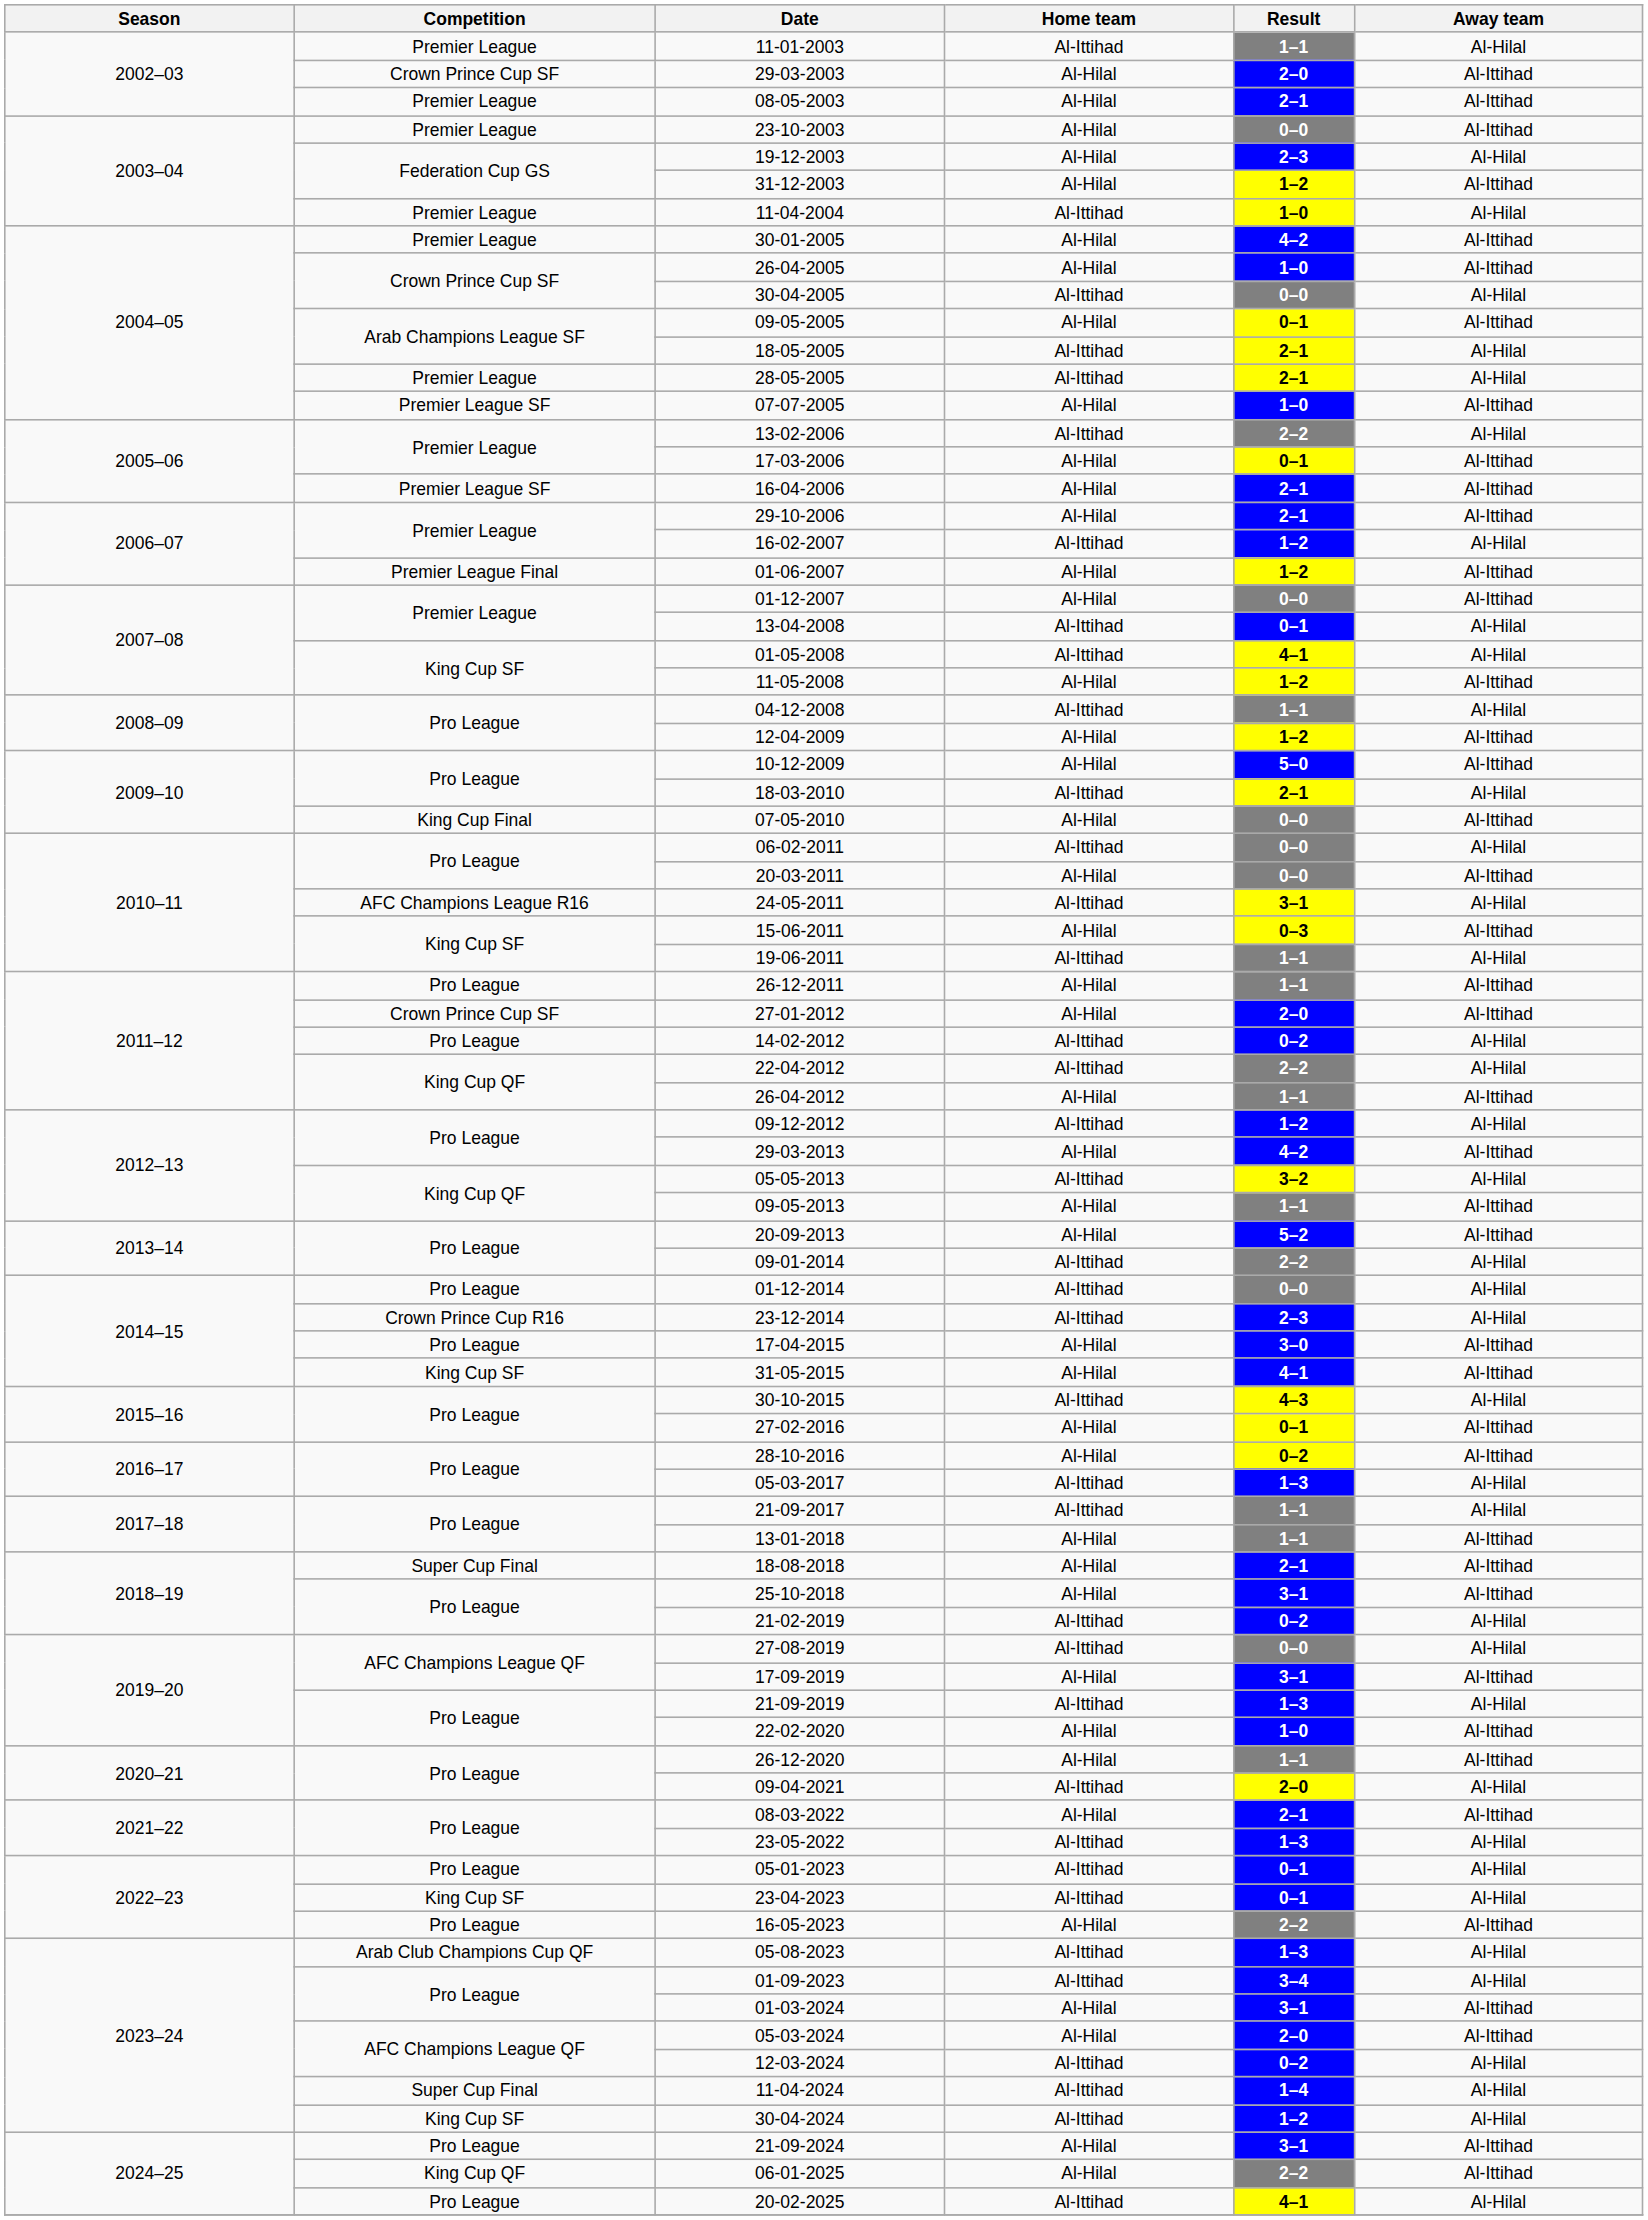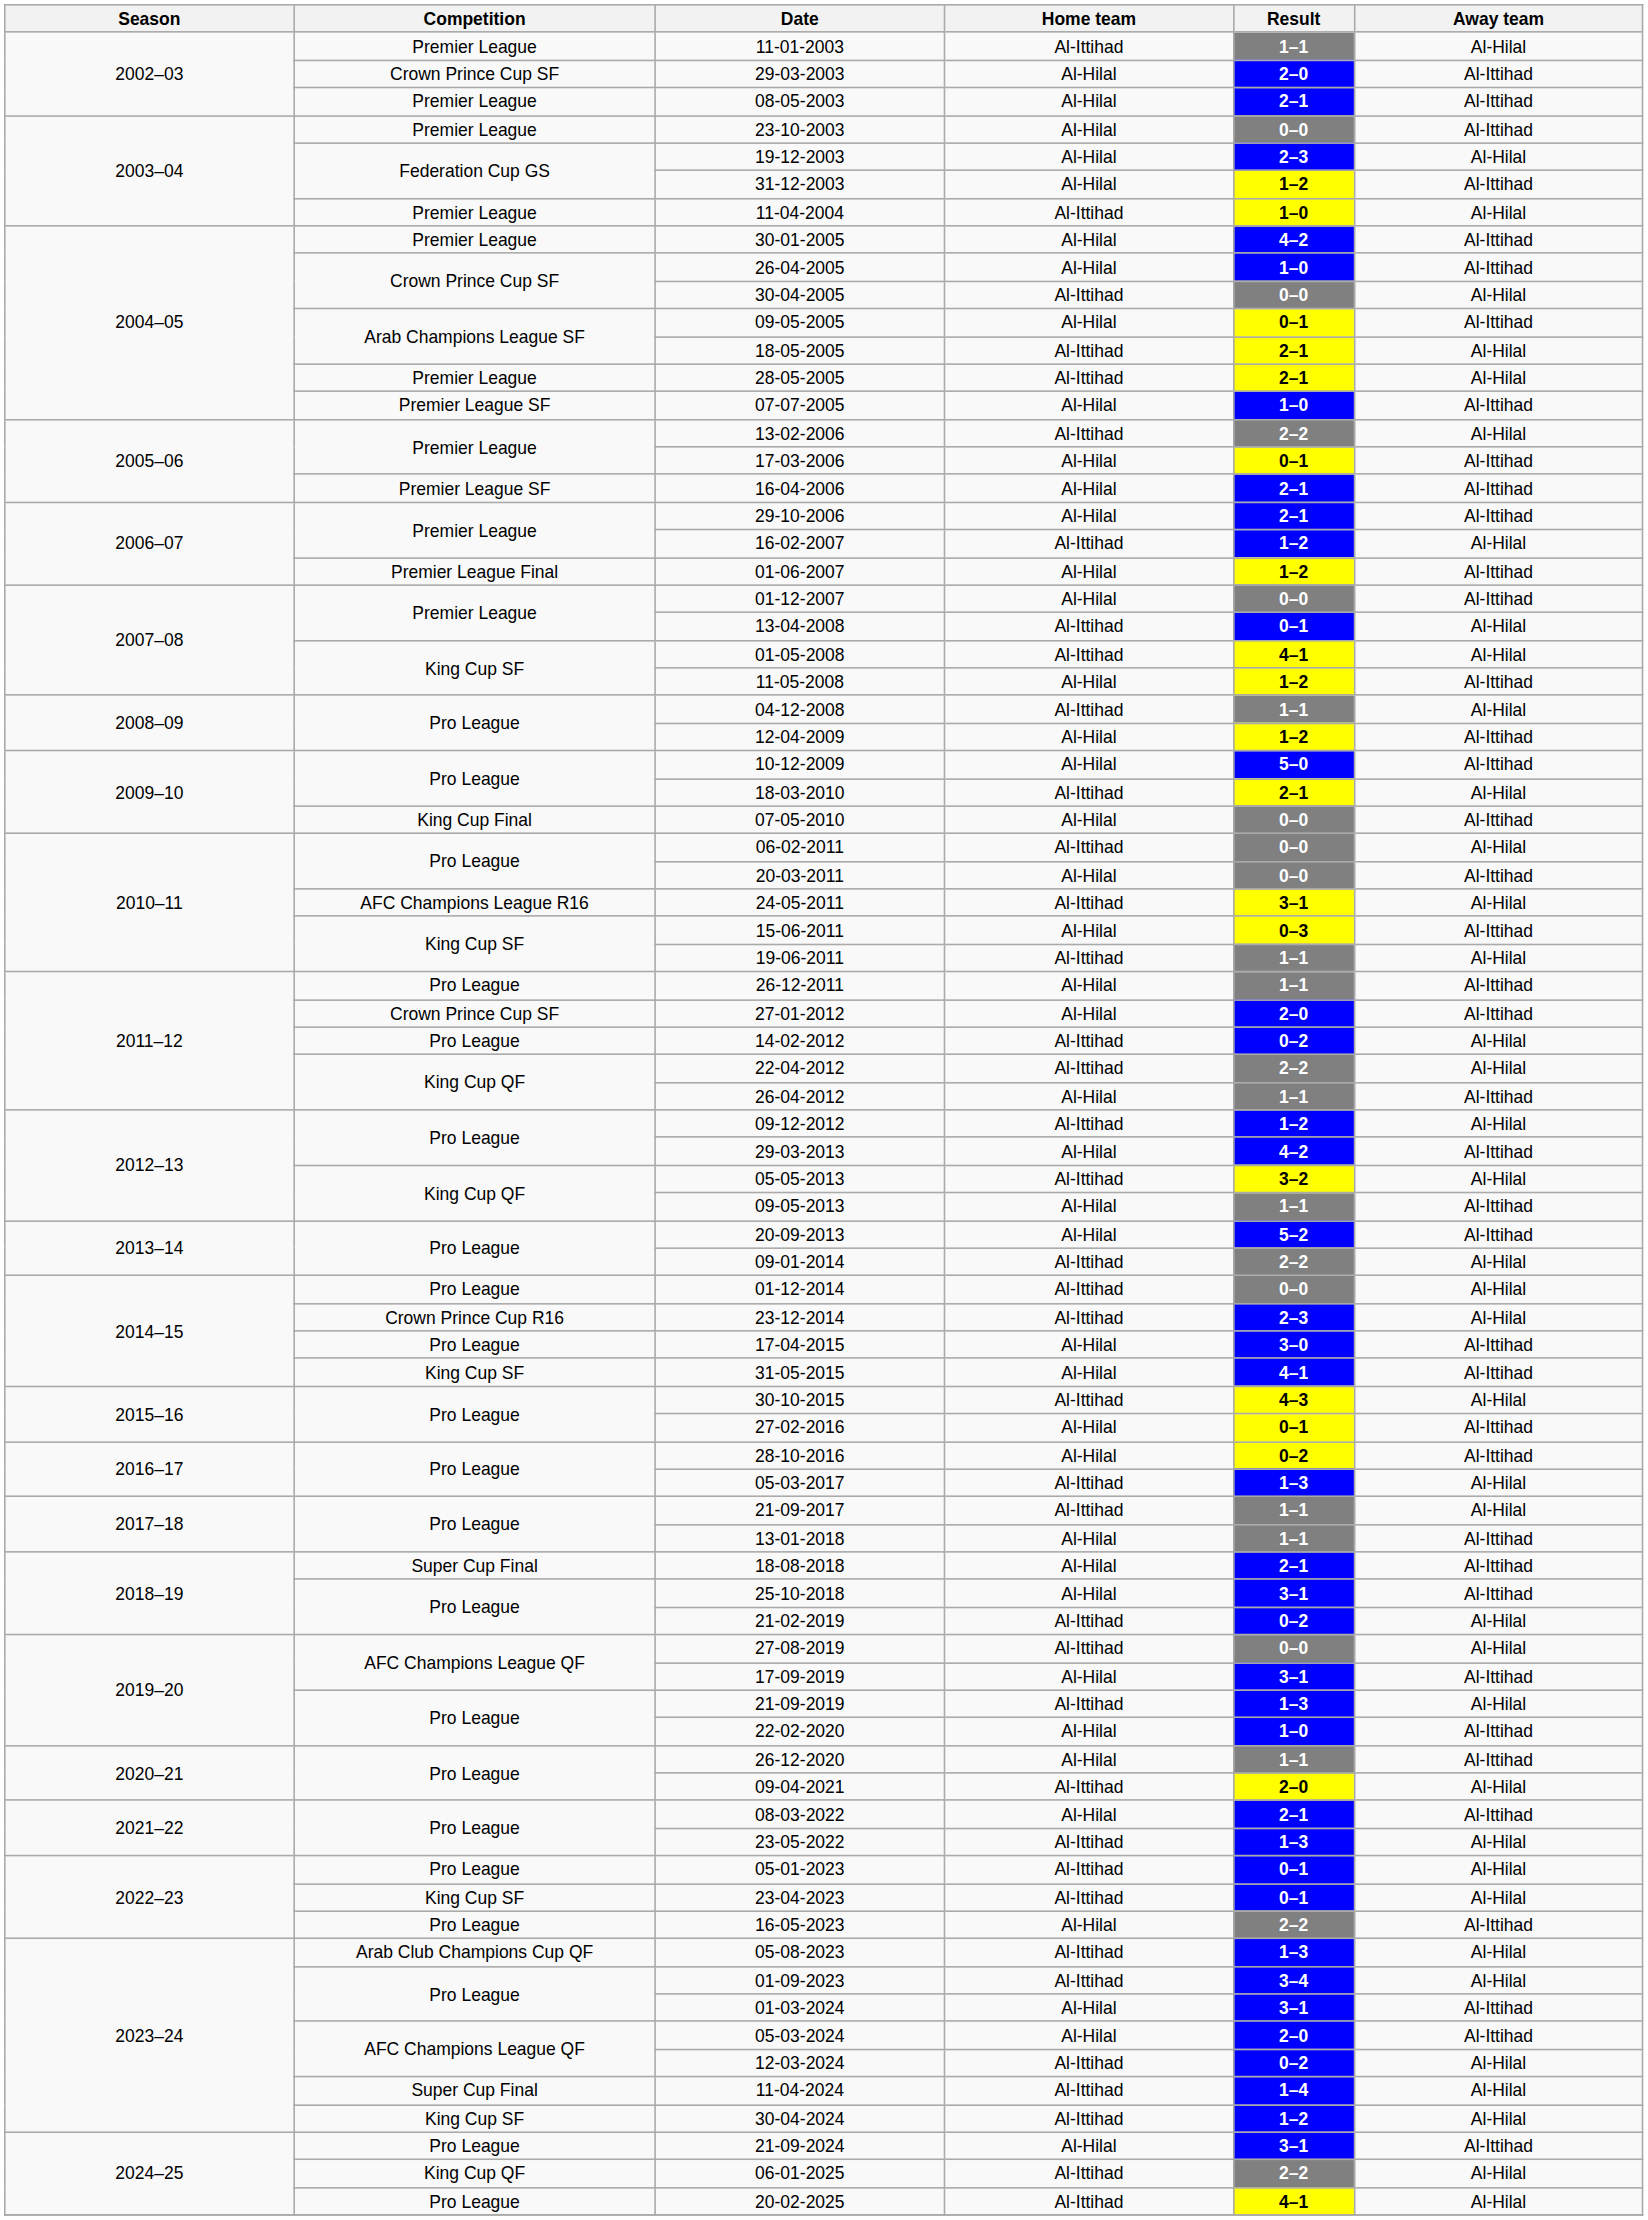(1089, 2173) Al-Hilal -> (1089, 2173) Al-Ittihad
(1499, 2173) Al-Ittihad -> (1499, 2173) Al-Hilal
